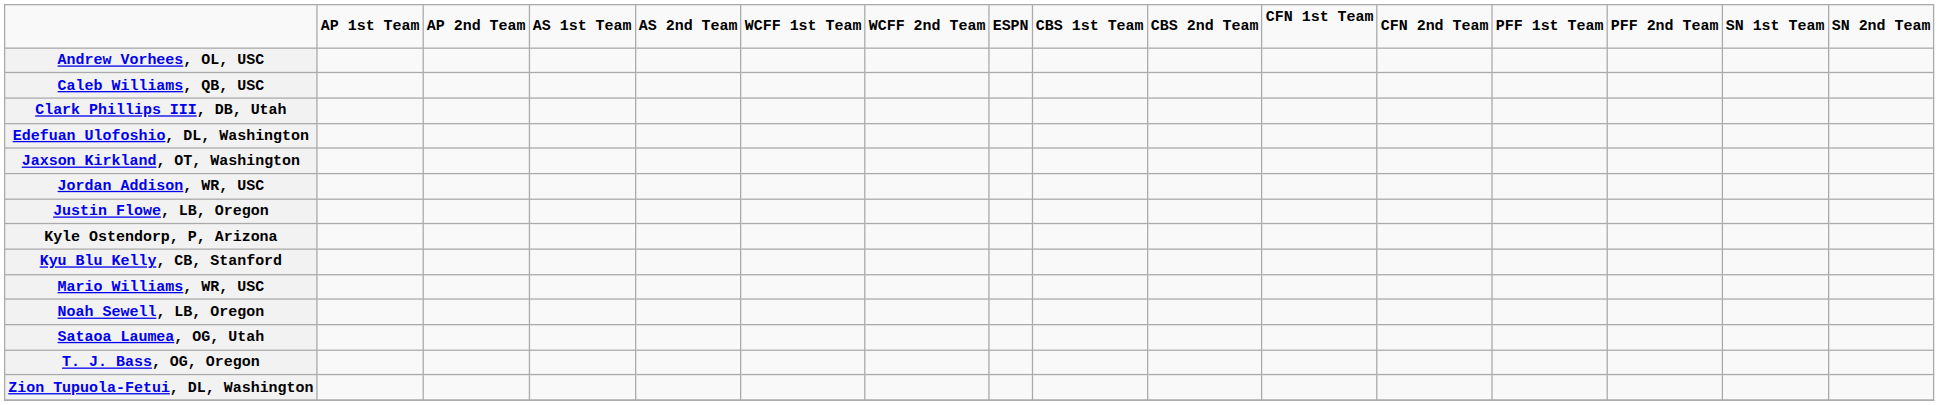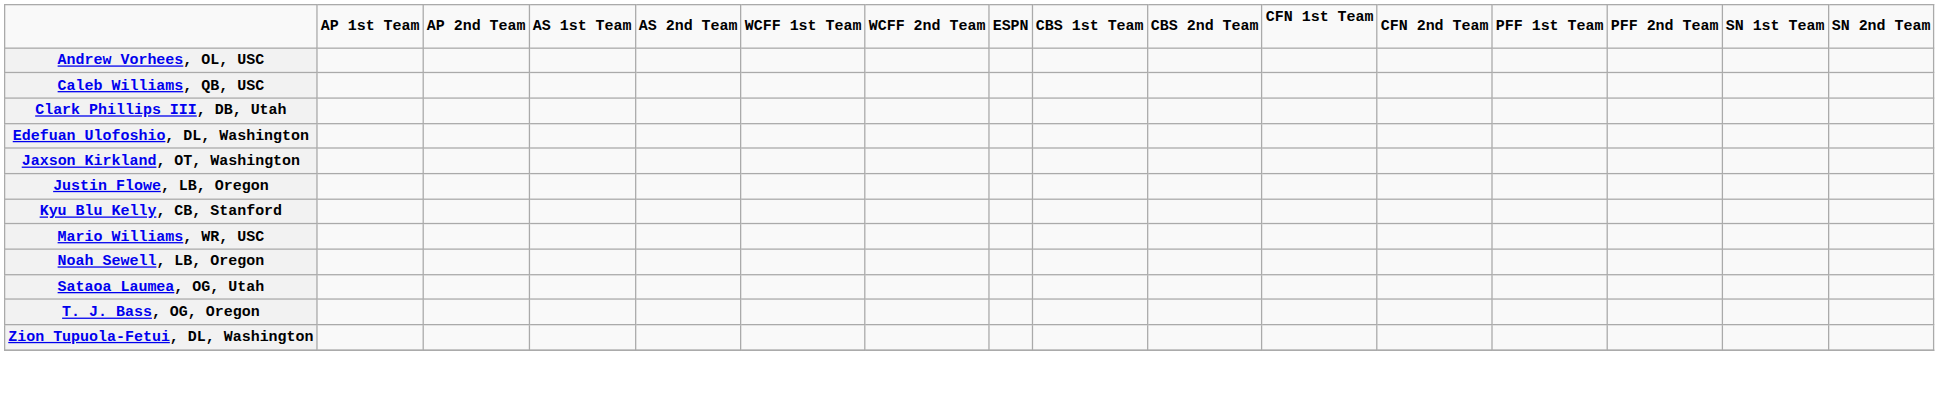- row: (161, 186)
- row: (161, 236)
